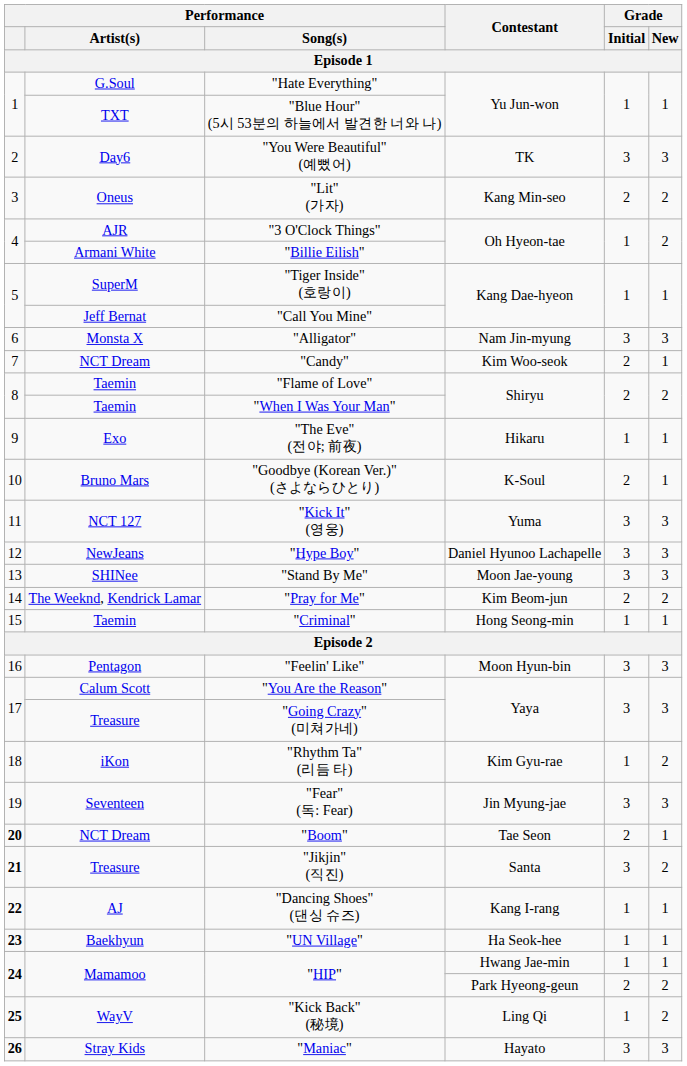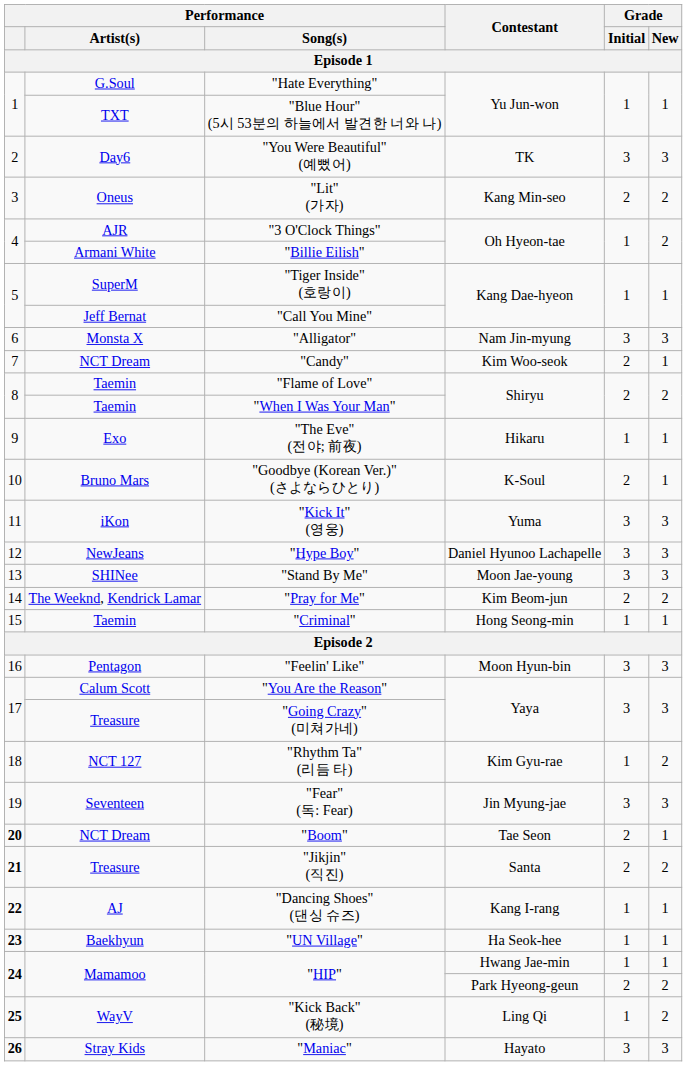(115, 521) NCT 127 -> (115, 521) iKon
(115, 761) iKon -> (115, 761) NCT 127
(627, 866) 3 -> (627, 866) 2
